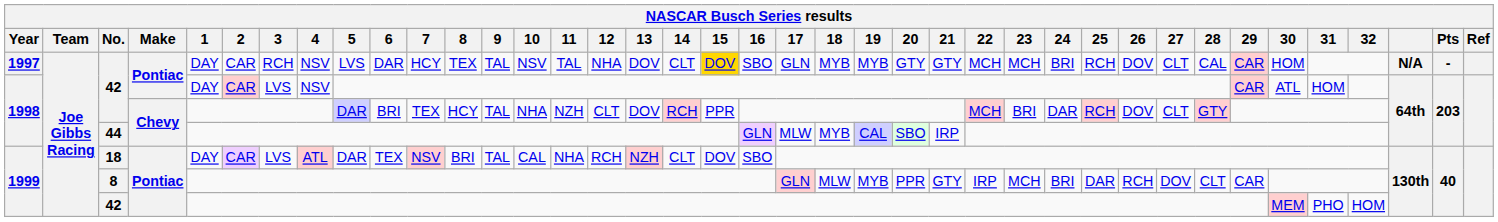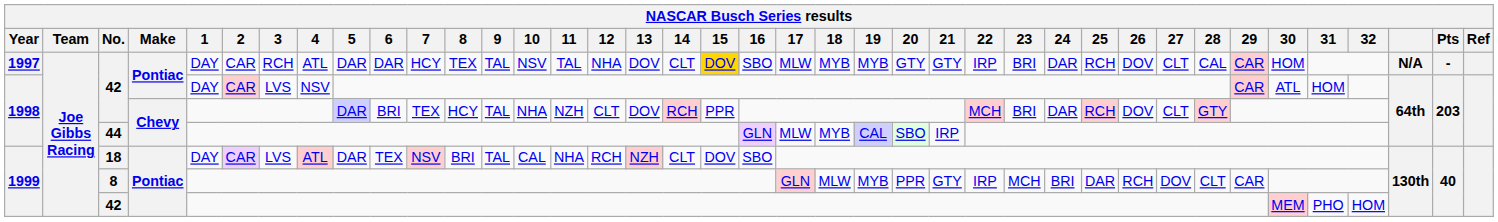(315, 63) NSV -> (315, 63) ATL
(352, 63) LVS -> (352, 63) DAR
(795, 63) GLN -> (795, 63) MLW
(985, 63) MCH -> (985, 63) IRP
(1024, 63) MCH -> (1024, 63) BRI
(1063, 63) BRI -> (1063, 63) DAR
